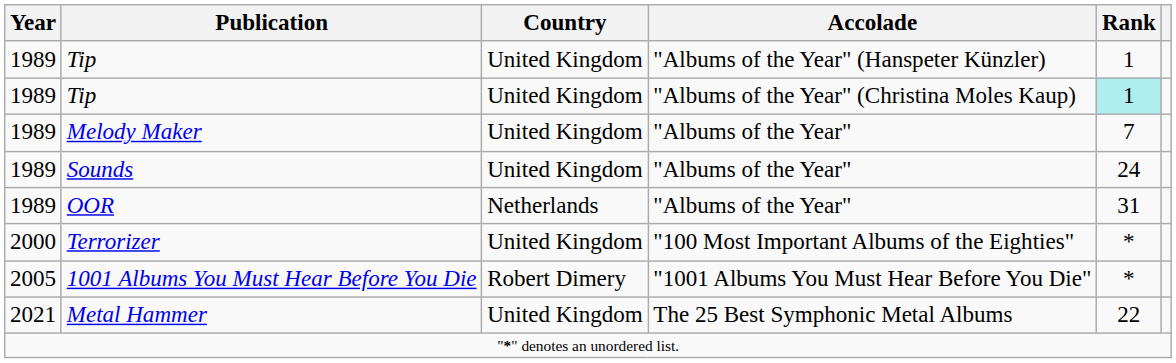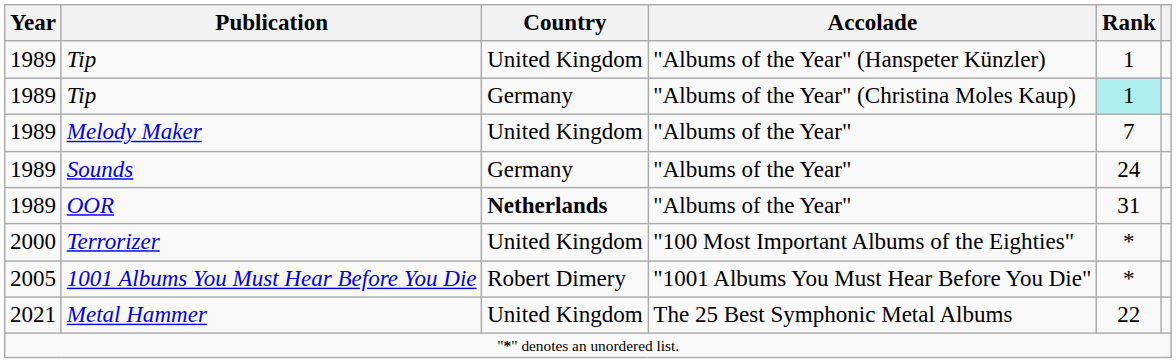(565, 95) United Kingdom -> (530, 95) Germany
(565, 168) United Kingdom -> (530, 168) Germany
(543, 205) normal -> (547, 205) bold
